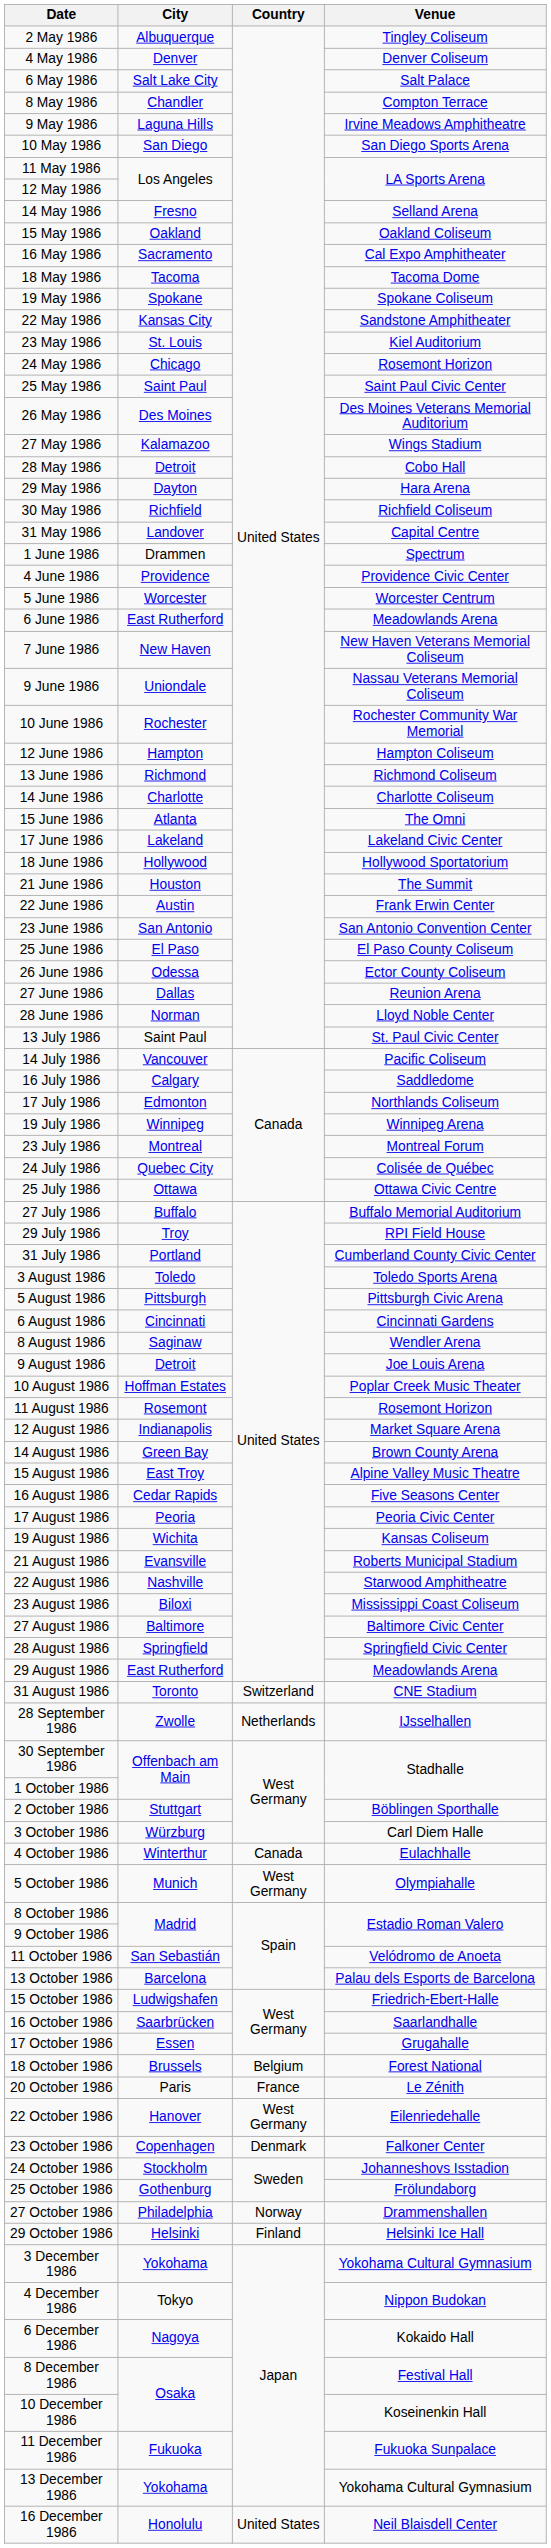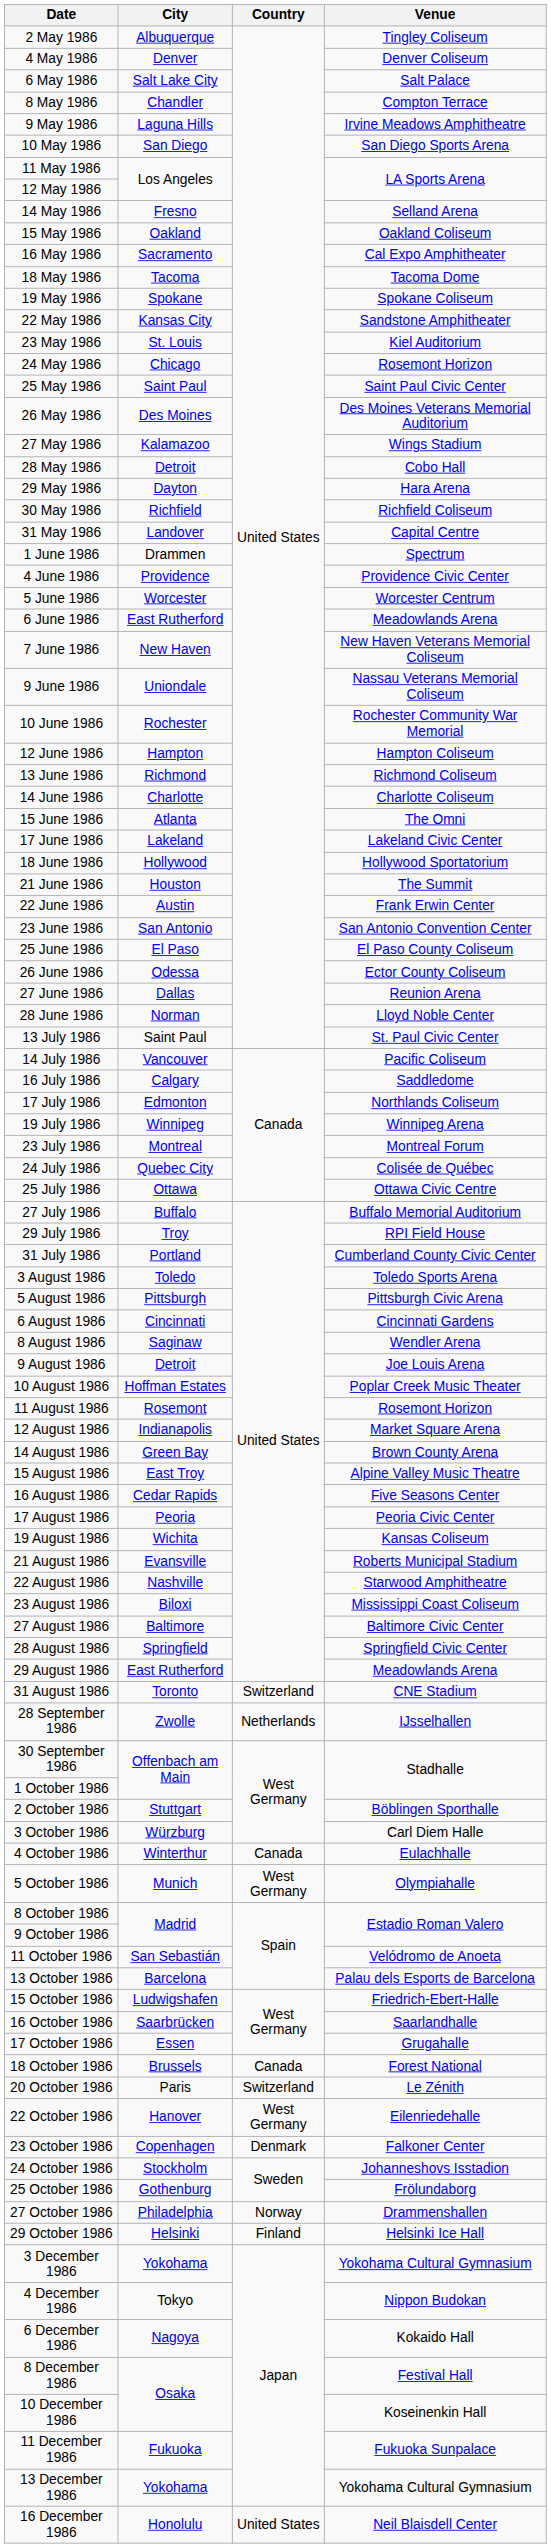(278, 2065) Belgium -> (278, 2065) Canada
(278, 2087) France -> (278, 2087) Switzerland
